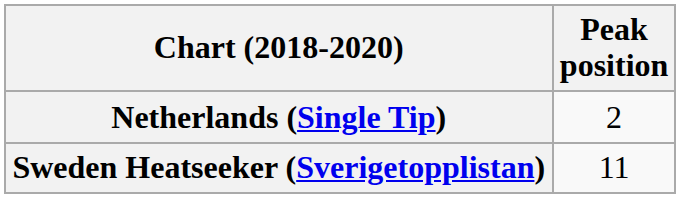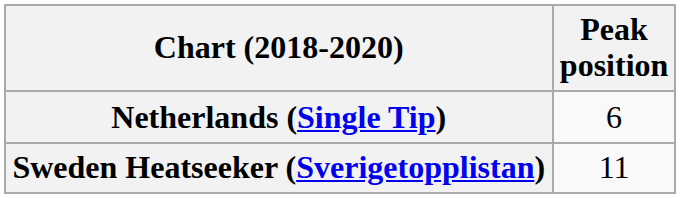(614, 116) 2 -> (614, 116) 6
